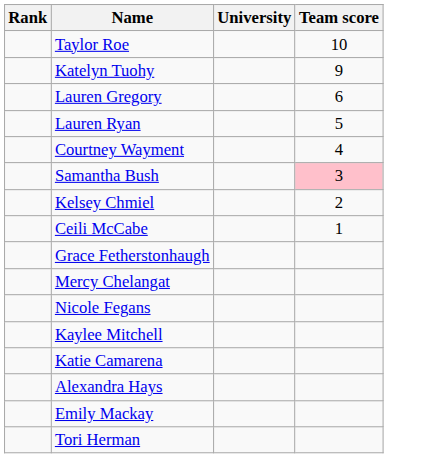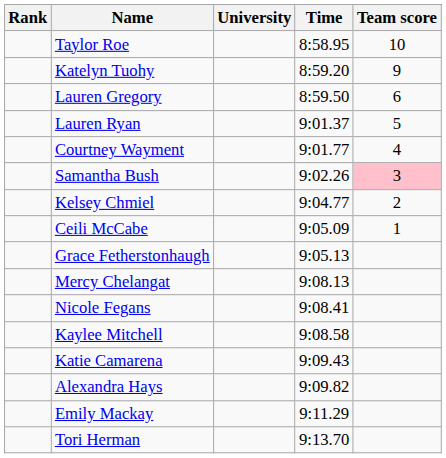+ column: (324, 17)
